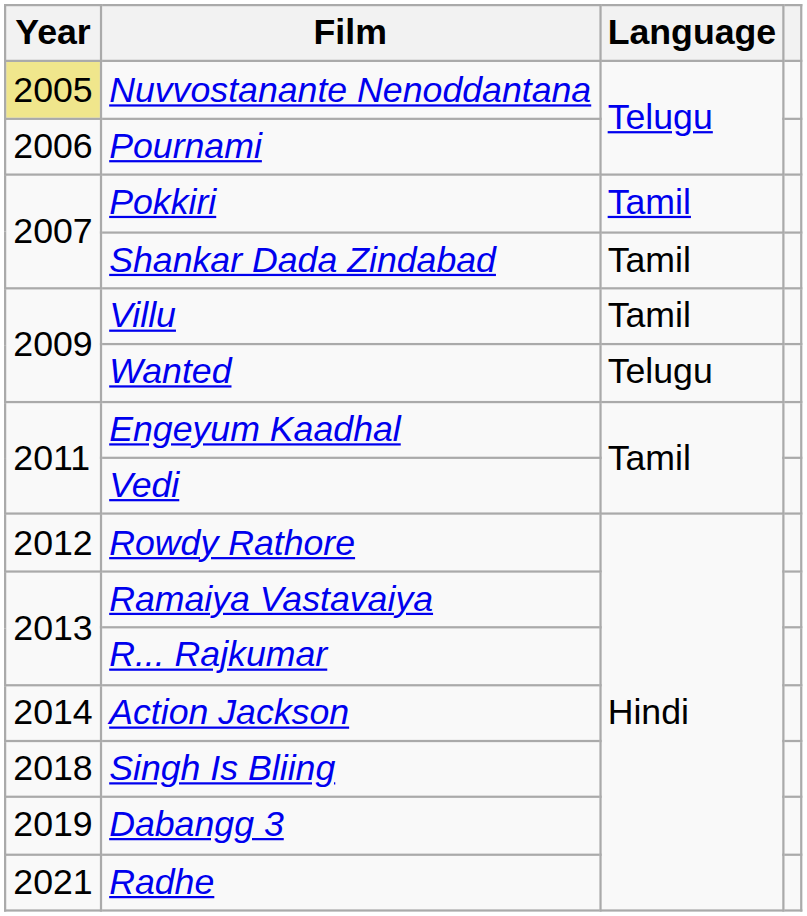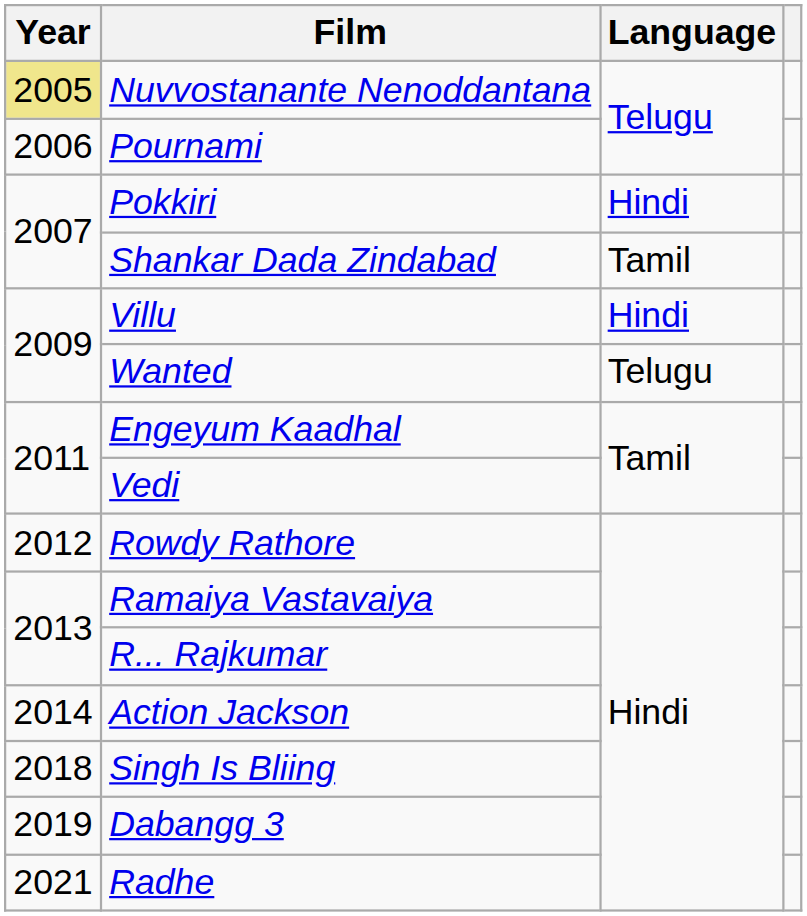(649, 202) Tamil -> (648, 202) Hindi
(649, 315) Tamil -> (648, 315) Hindi
